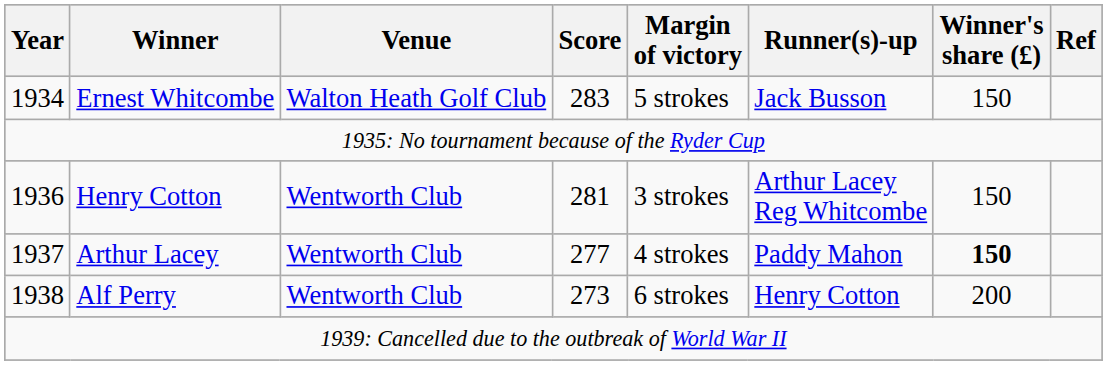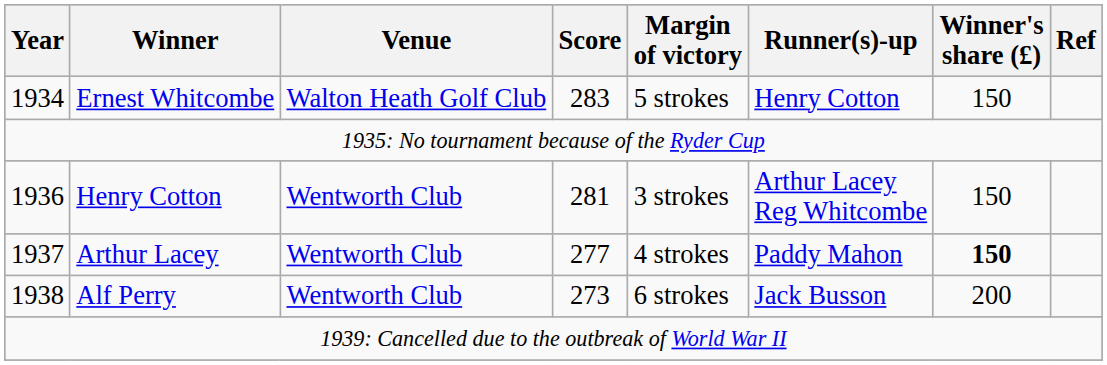(820, 97) Jack Busson -> (827, 97) Henry Cotton
(827, 295) Henry Cotton -> (820, 295) Jack Busson
